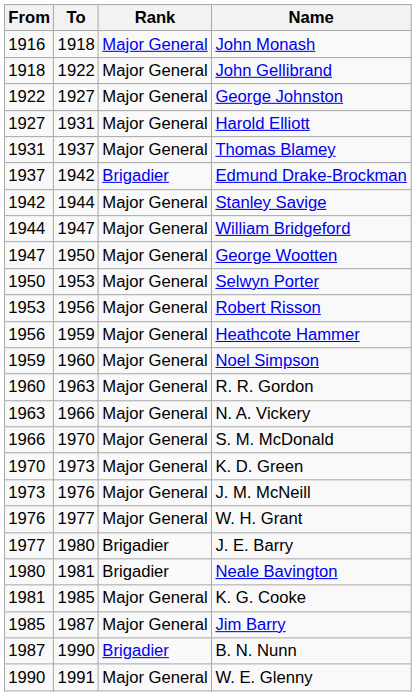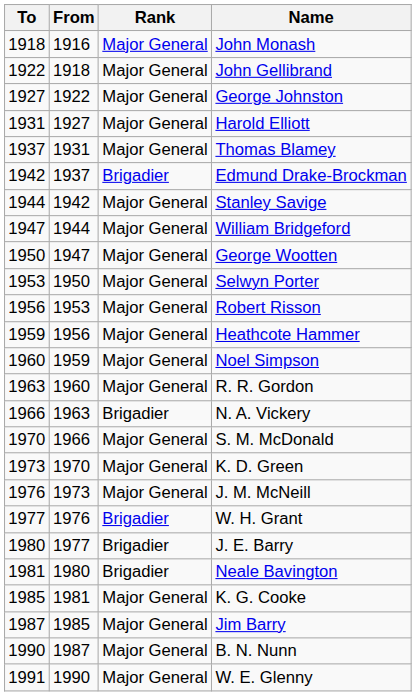columns swapped: (29, 17) <-> (76, 17)
(155, 413) Major General -> (136, 413) Brigadier
(155, 519) Major General -> (136, 519) Brigadier
(136, 651) Brigadier -> (155, 651) Major General
